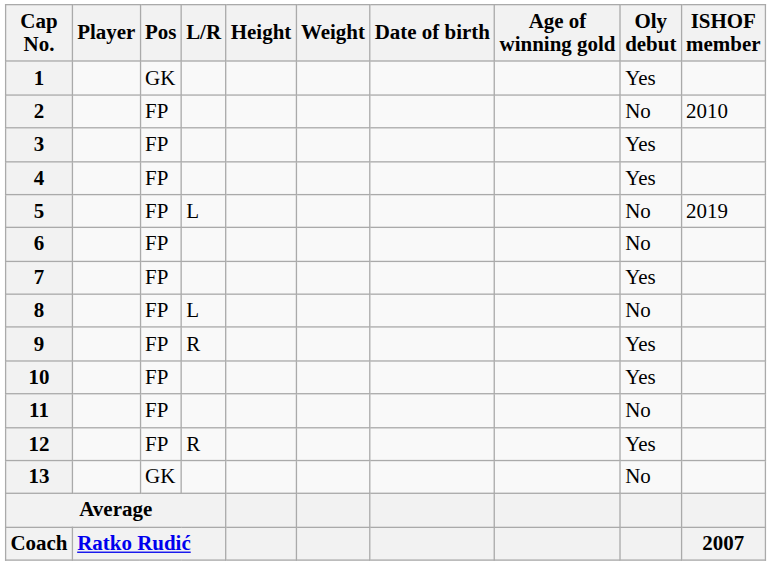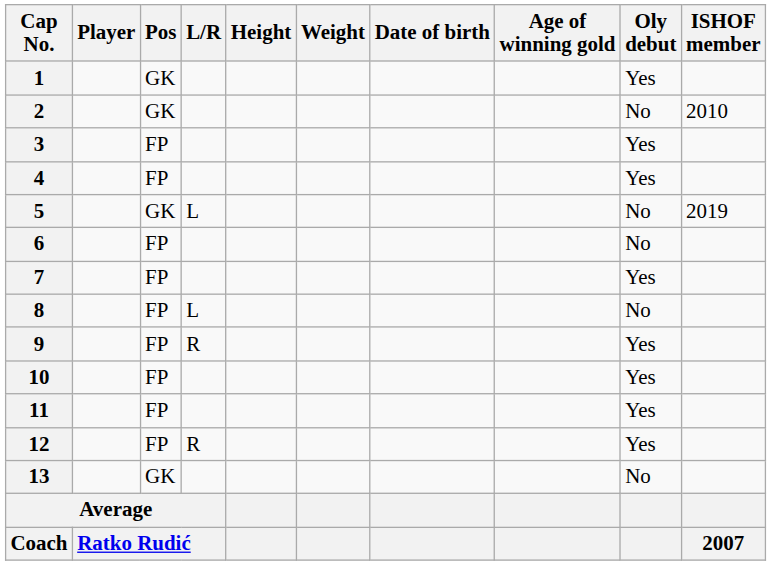(157, 111) FP -> (160, 111) GK
(157, 210) FP -> (160, 210) GK
(638, 410) No -> (640, 410) Yes
